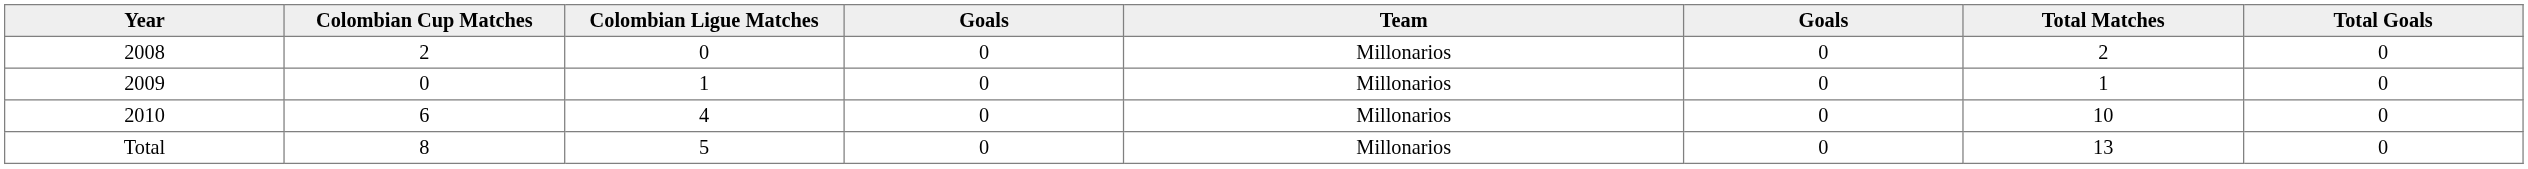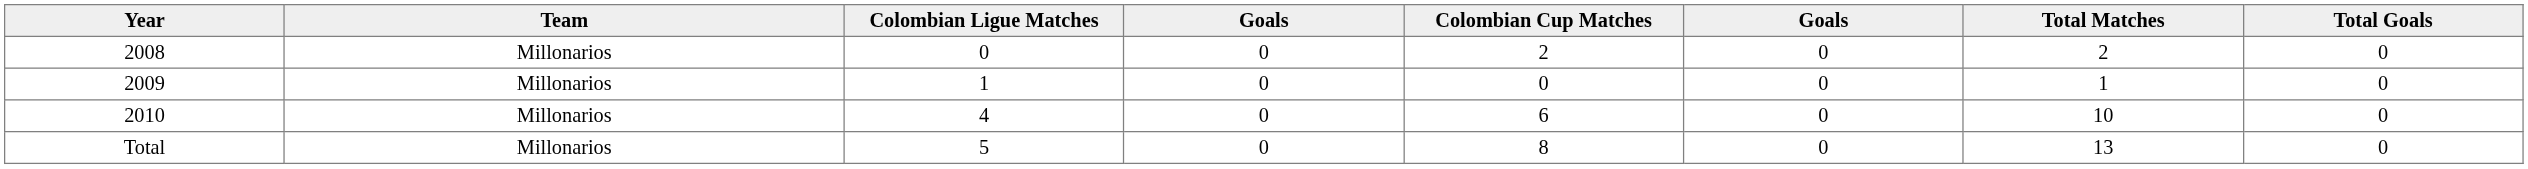columns swapped: (1404, 20) <-> (424, 20)
